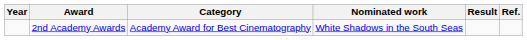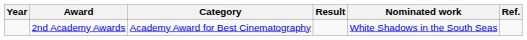columns swapped: (389, 12) <-> (482, 12)
